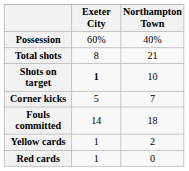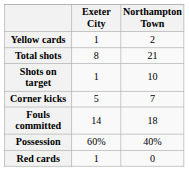rows swapped: (38, 39) <-> (38, 142)
(96, 77) bold -> (96, 77) normal
